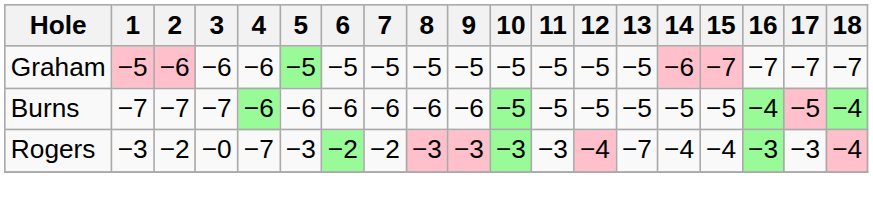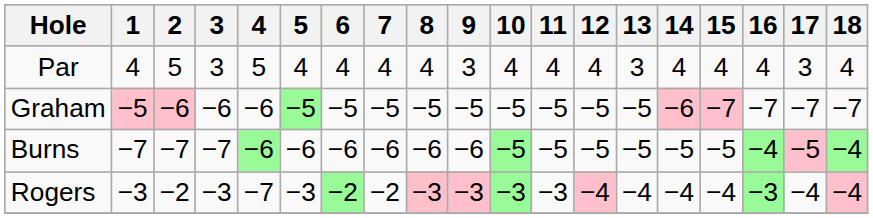+ row: (58, 66)
(217, 150) −0 -> (217, 191) −3
(637, 150) −7 -> (637, 191) −4
(805, 150) −3 -> (805, 191) −4
